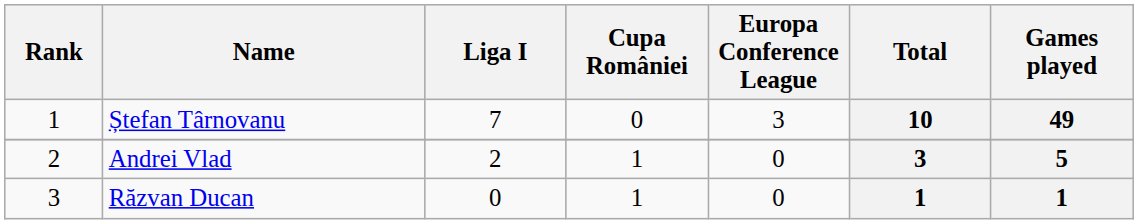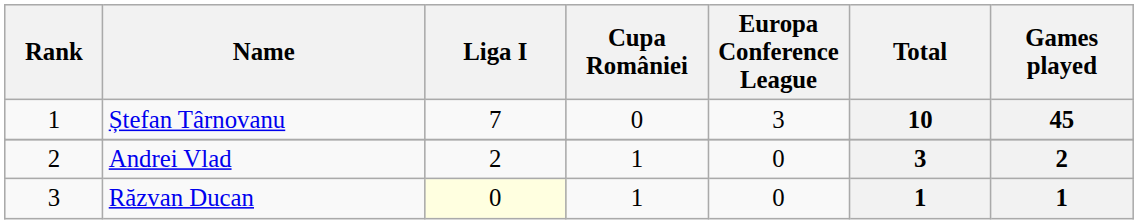(1062, 119) 49 -> (1062, 119) 45
(1062, 158) 5 -> (1062, 158) 2
(495, 197) no background -> (495, 197) lightyellow background
